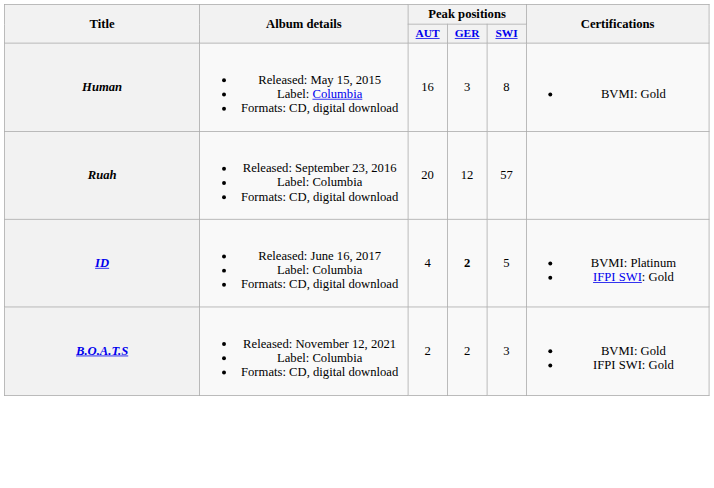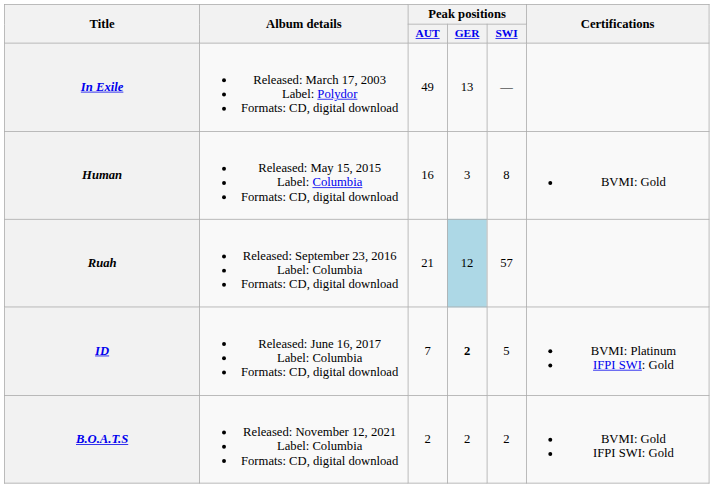+ row: (102, 87)
(428, 175) 20 -> (428, 263) 21
(467, 175) no background -> (467, 263) lightblue background
(428, 263) 4 -> (428, 351) 7
(507, 351) 3 -> (507, 439) 2
